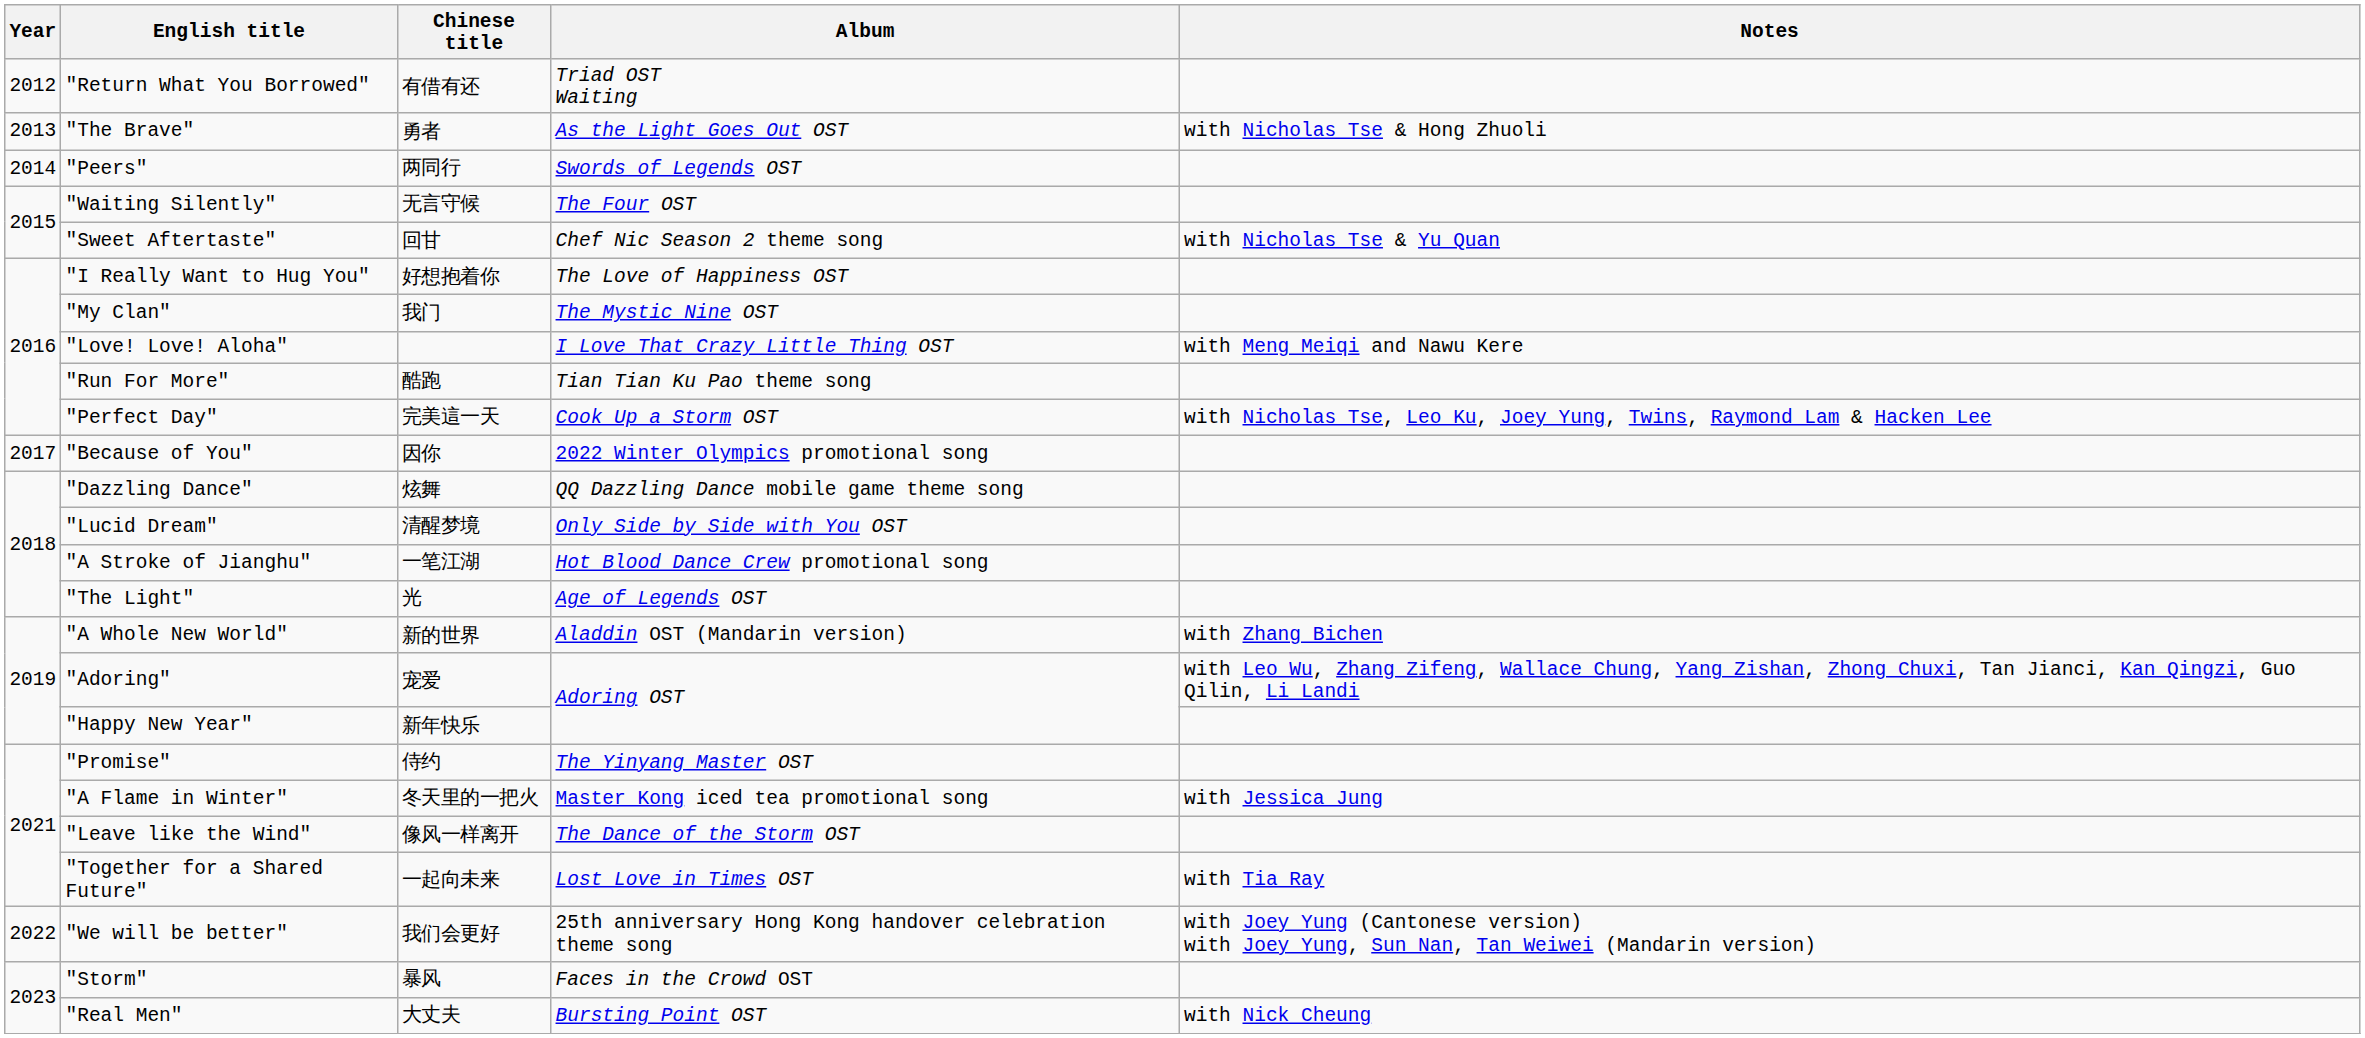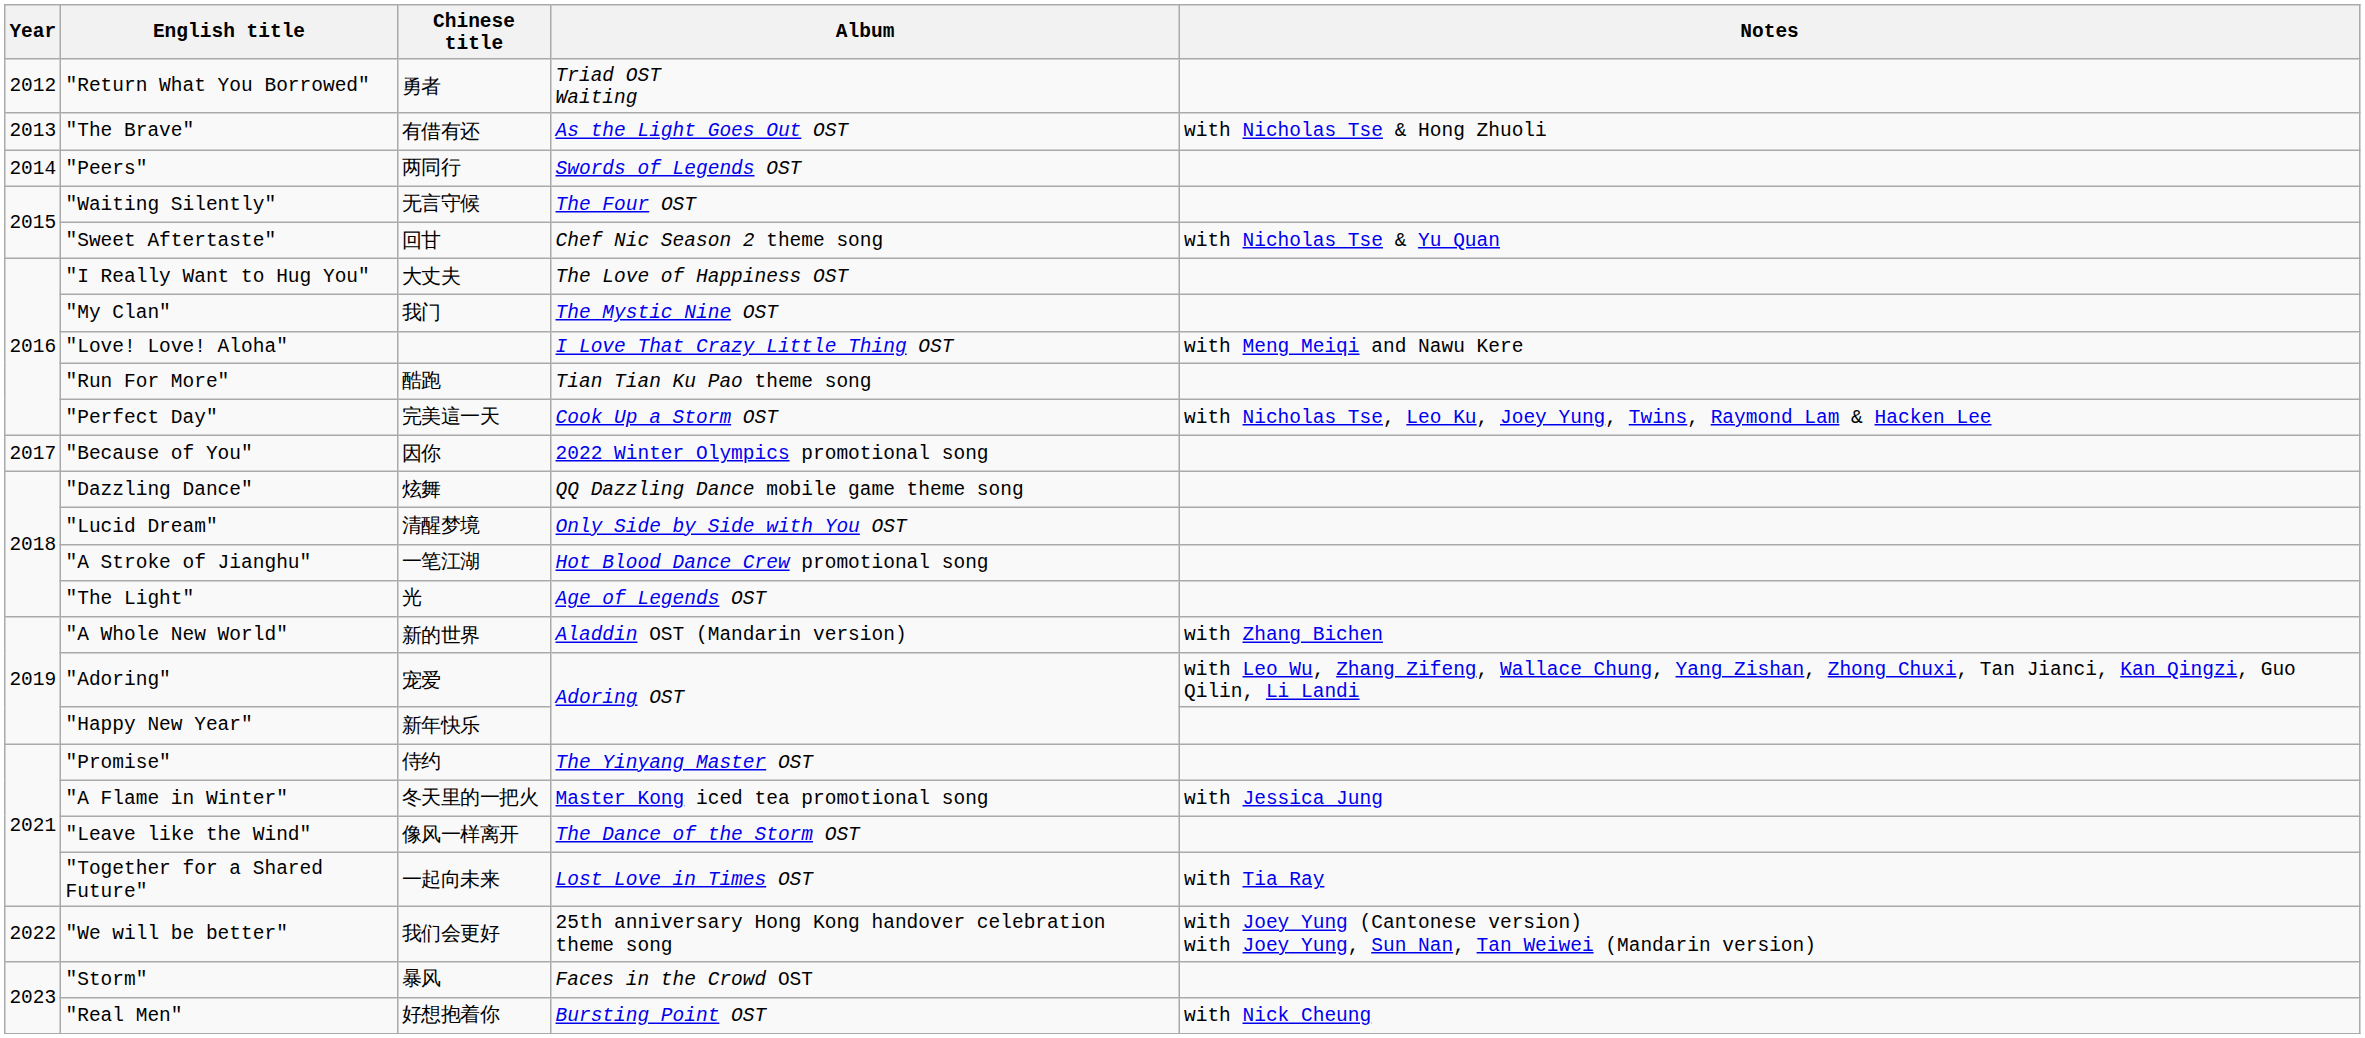(441, 87) 有借有还 -> (421, 87) 勇者
(421, 132) 勇者 -> (441, 132) 有借有还
(451, 277) 好想抱着你 -> (431, 277) 大丈夫
(431, 1016) 大丈夫 -> (451, 1016) 好想抱着你
